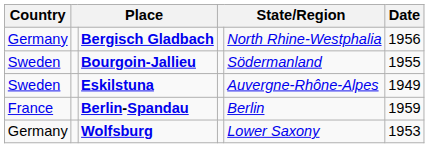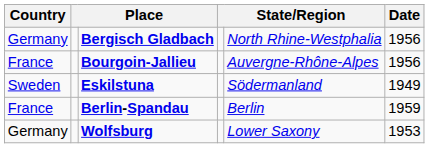(34, 62) Sweden -> (30, 62) France
(275, 62) Södermanland -> (303, 62) Auvergne-Rhône-Alpes
(404, 62) 1955 -> (404, 62) 1956
(303, 85) Auvergne-Rhône-Alpes -> (275, 85) Södermanland
